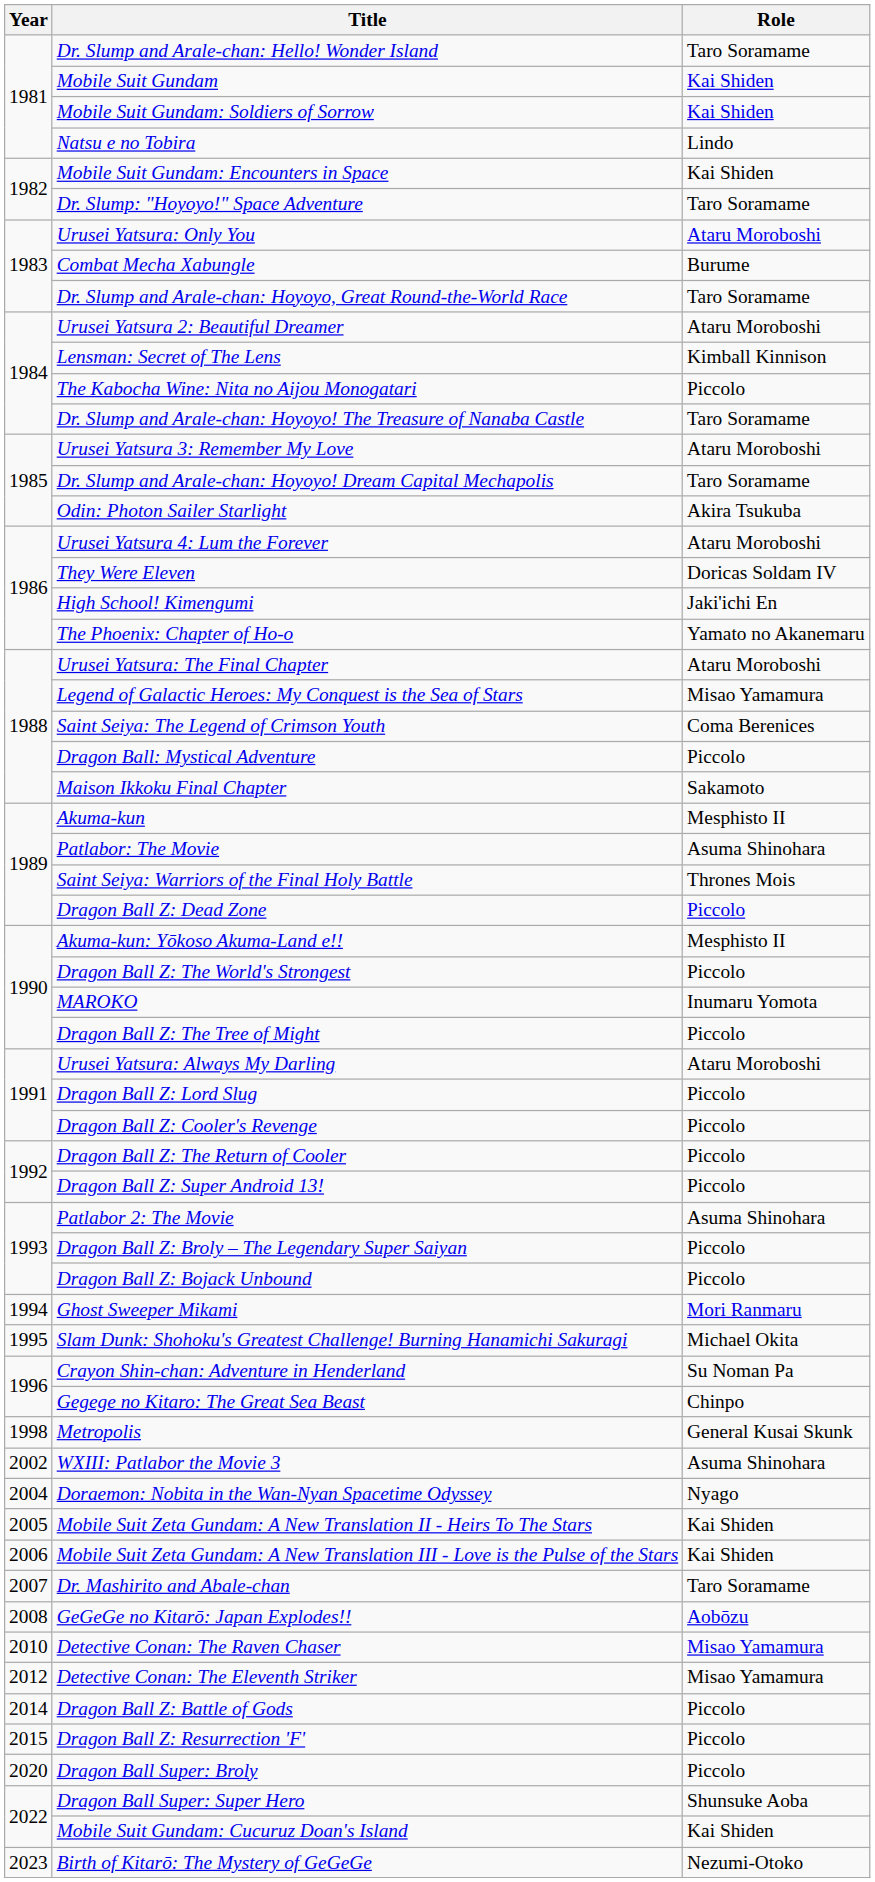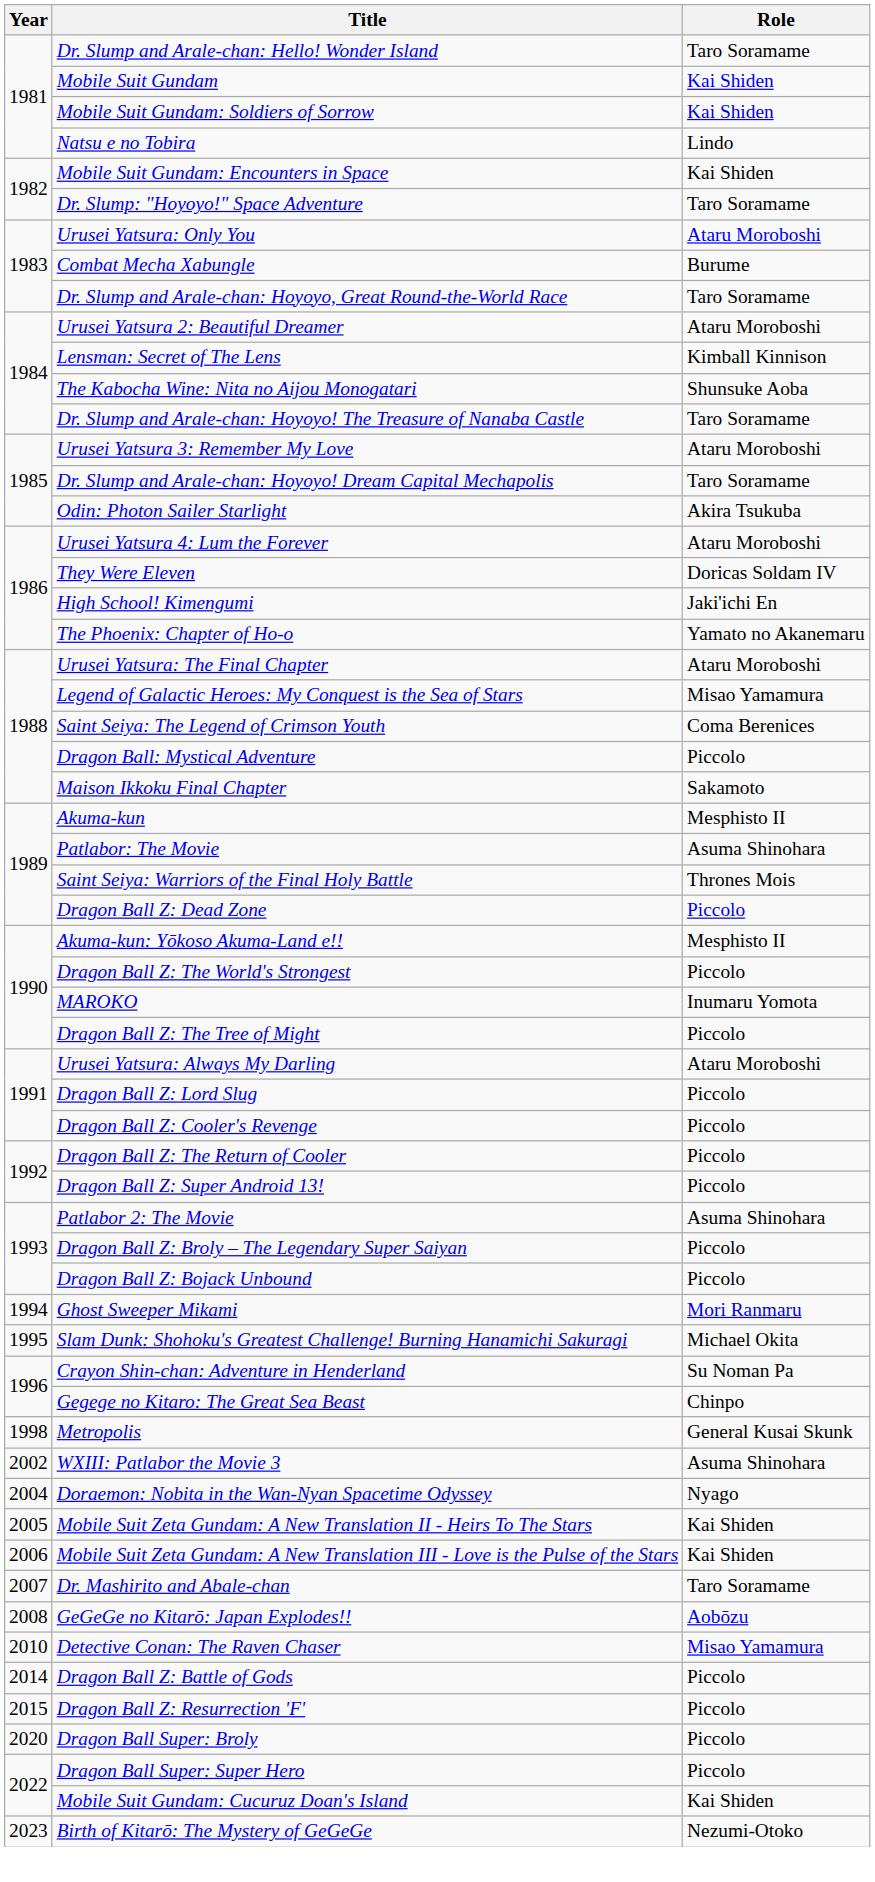(716, 388) Piccolo -> (748, 388) Shunsuke Aoba
- row: (207, 1677)
(748, 1800) Shunsuke Aoba -> (716, 1769) Piccolo
